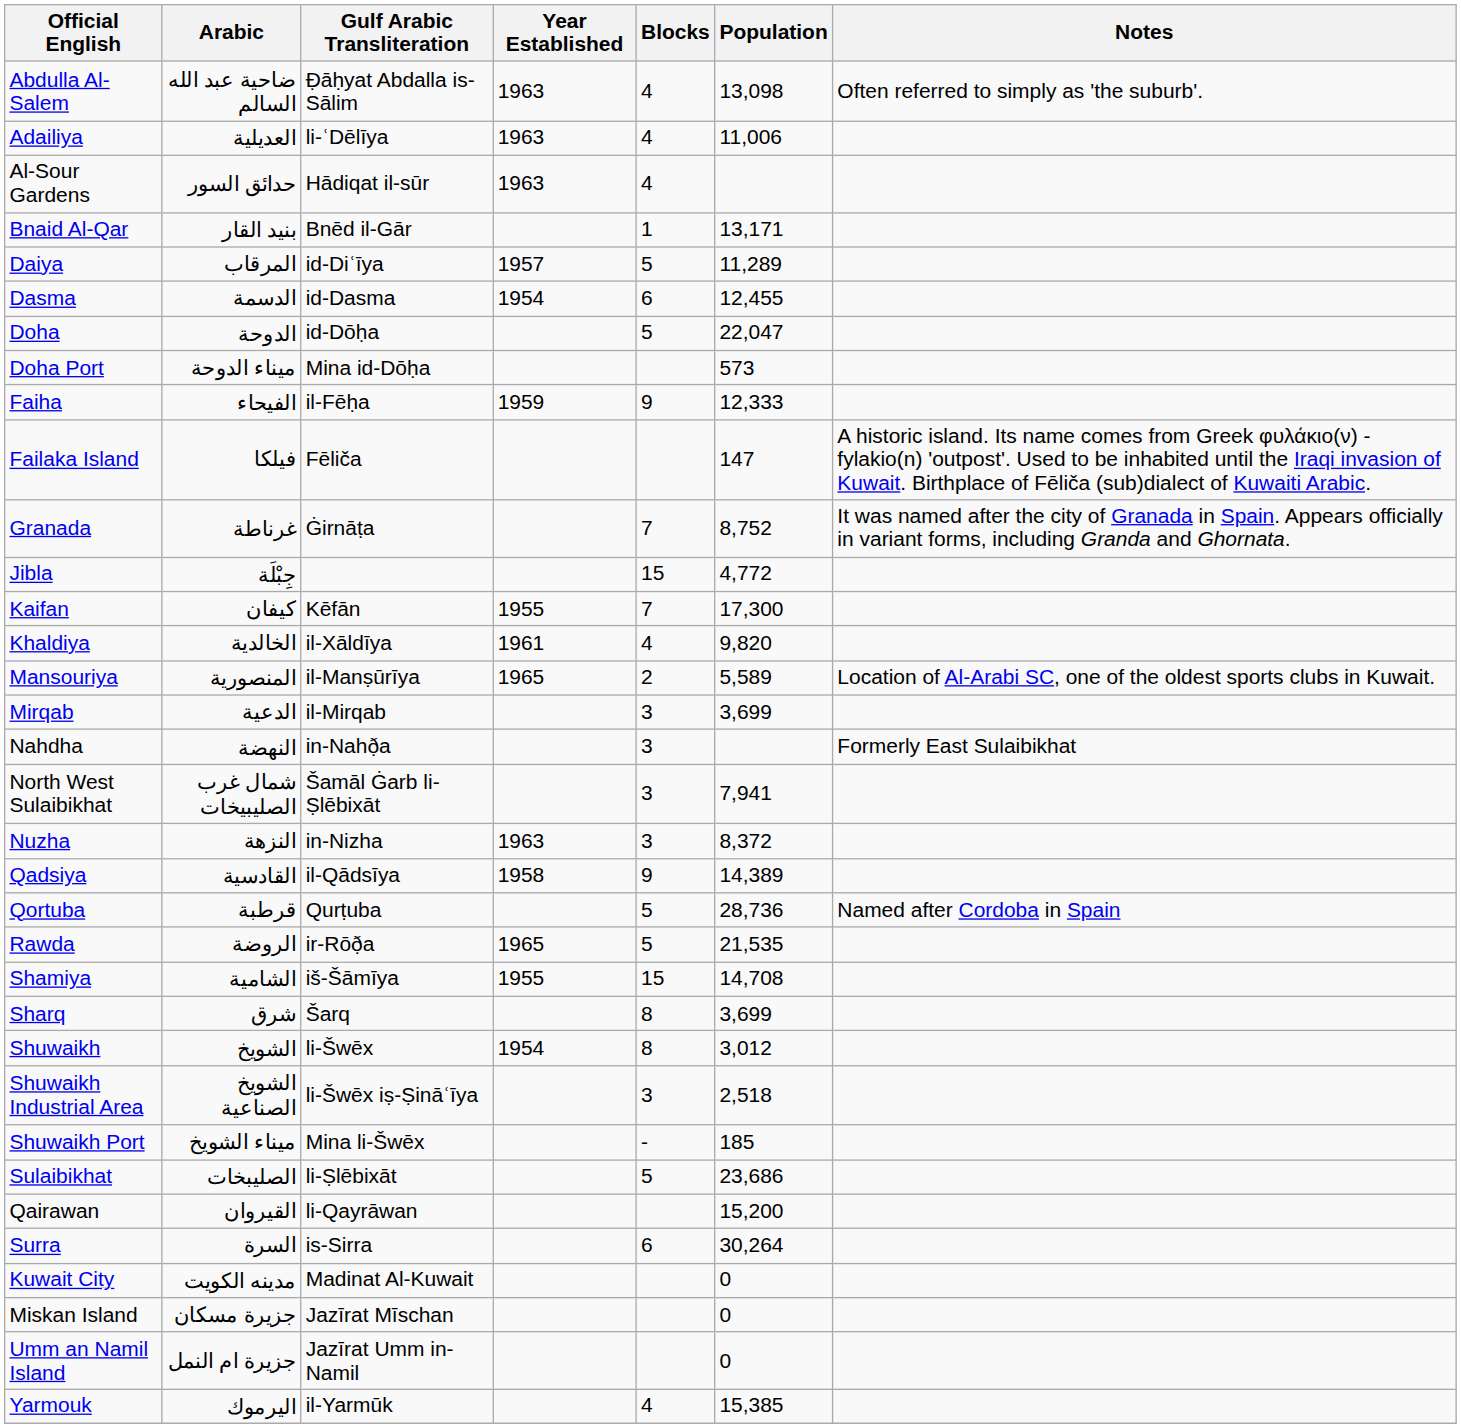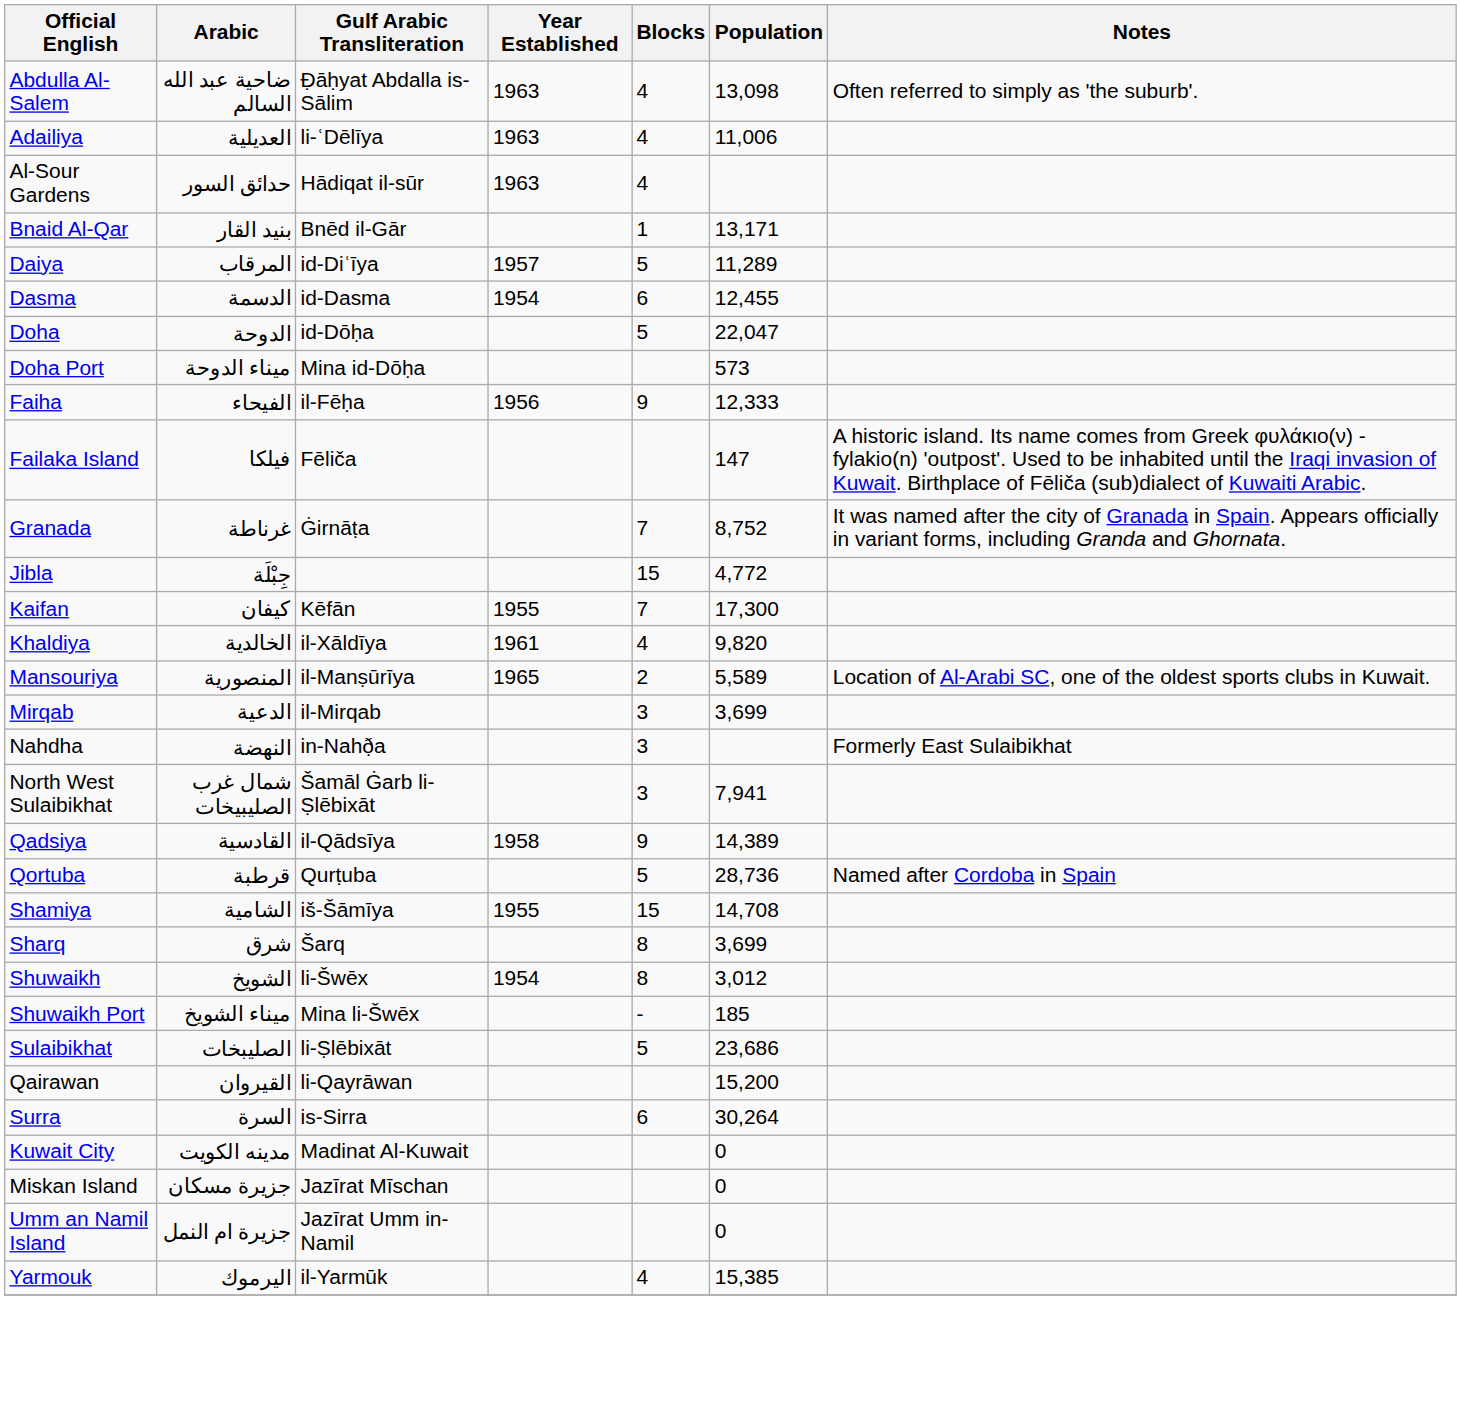(521, 402) 1959 -> (516, 402) 1956
- row: (40, 840)
- row: (42, 944)
- row: (76, 1094)
